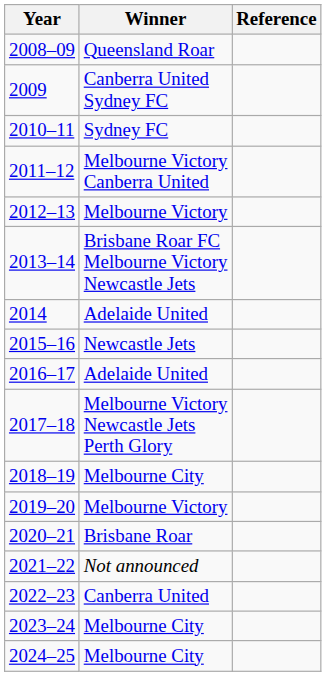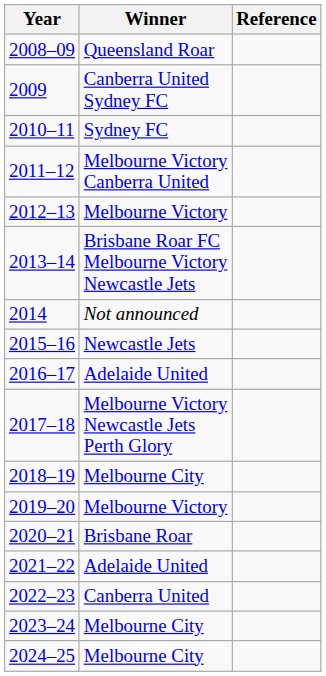(146, 314) Adelaide United -> (141, 314) Not announced
(141, 566) Not announced -> (146, 566) Adelaide United
